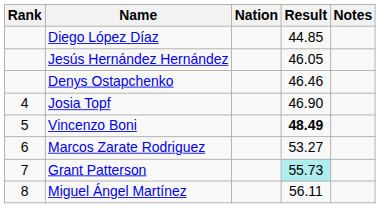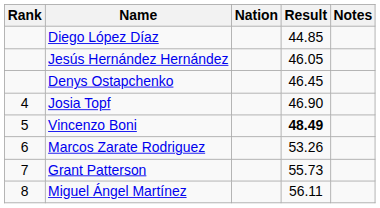(306, 81) 46.46 -> (306, 81) 46.45
(306, 147) 53.27 -> (306, 147) 53.26
(306, 170) paleturquoise background -> (306, 170) no background
